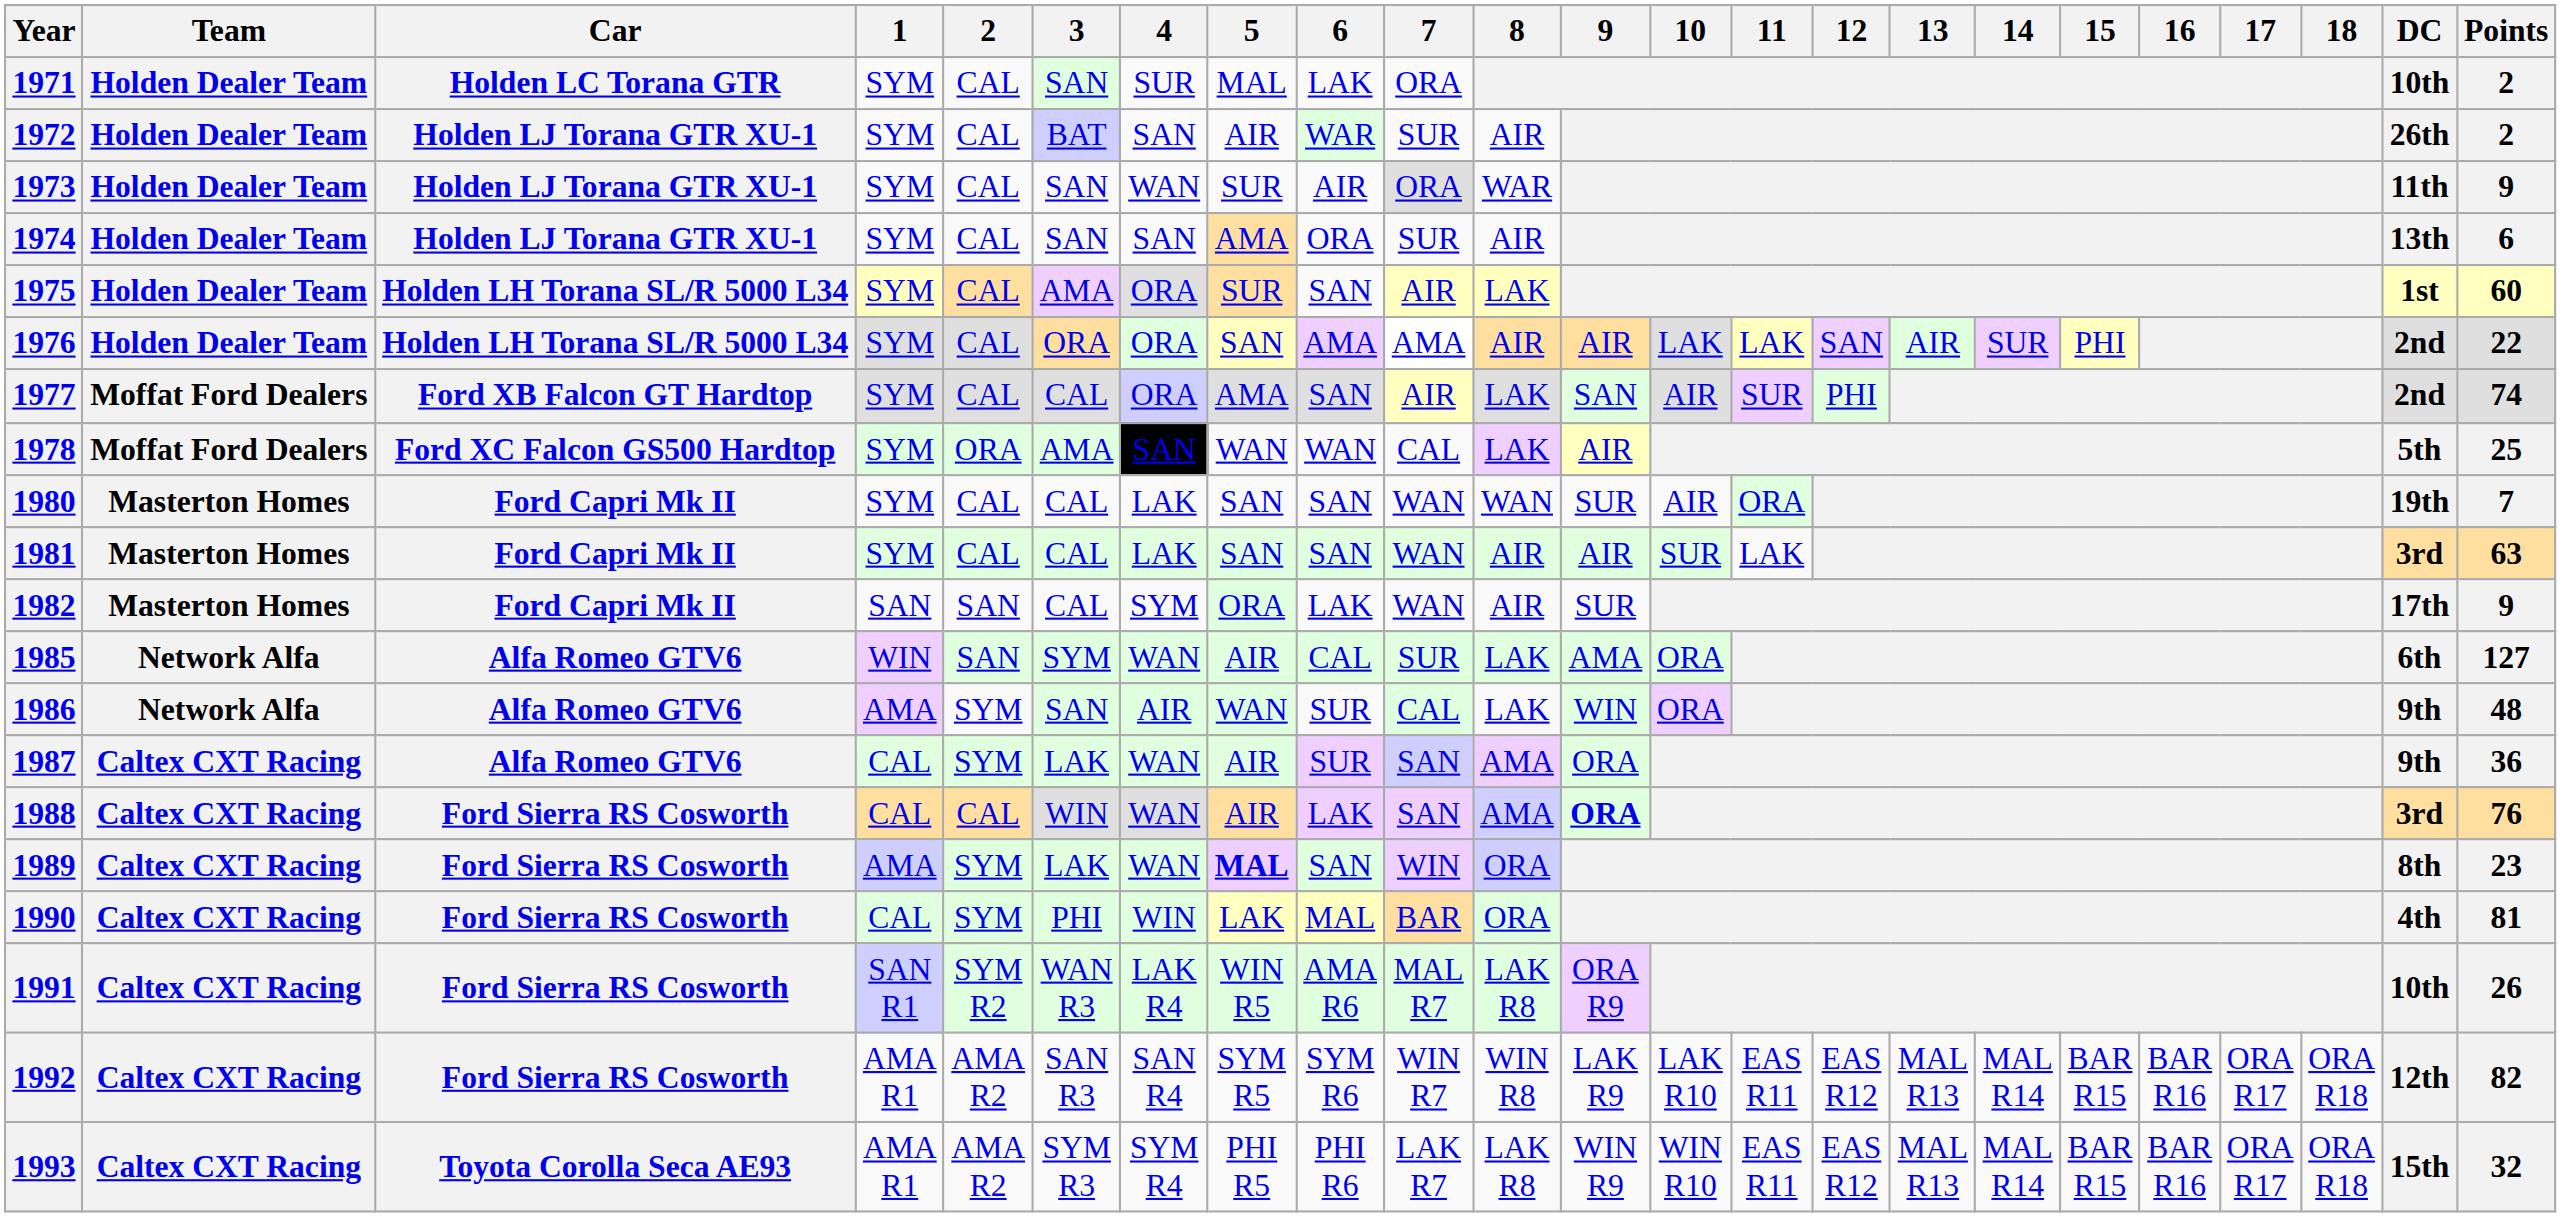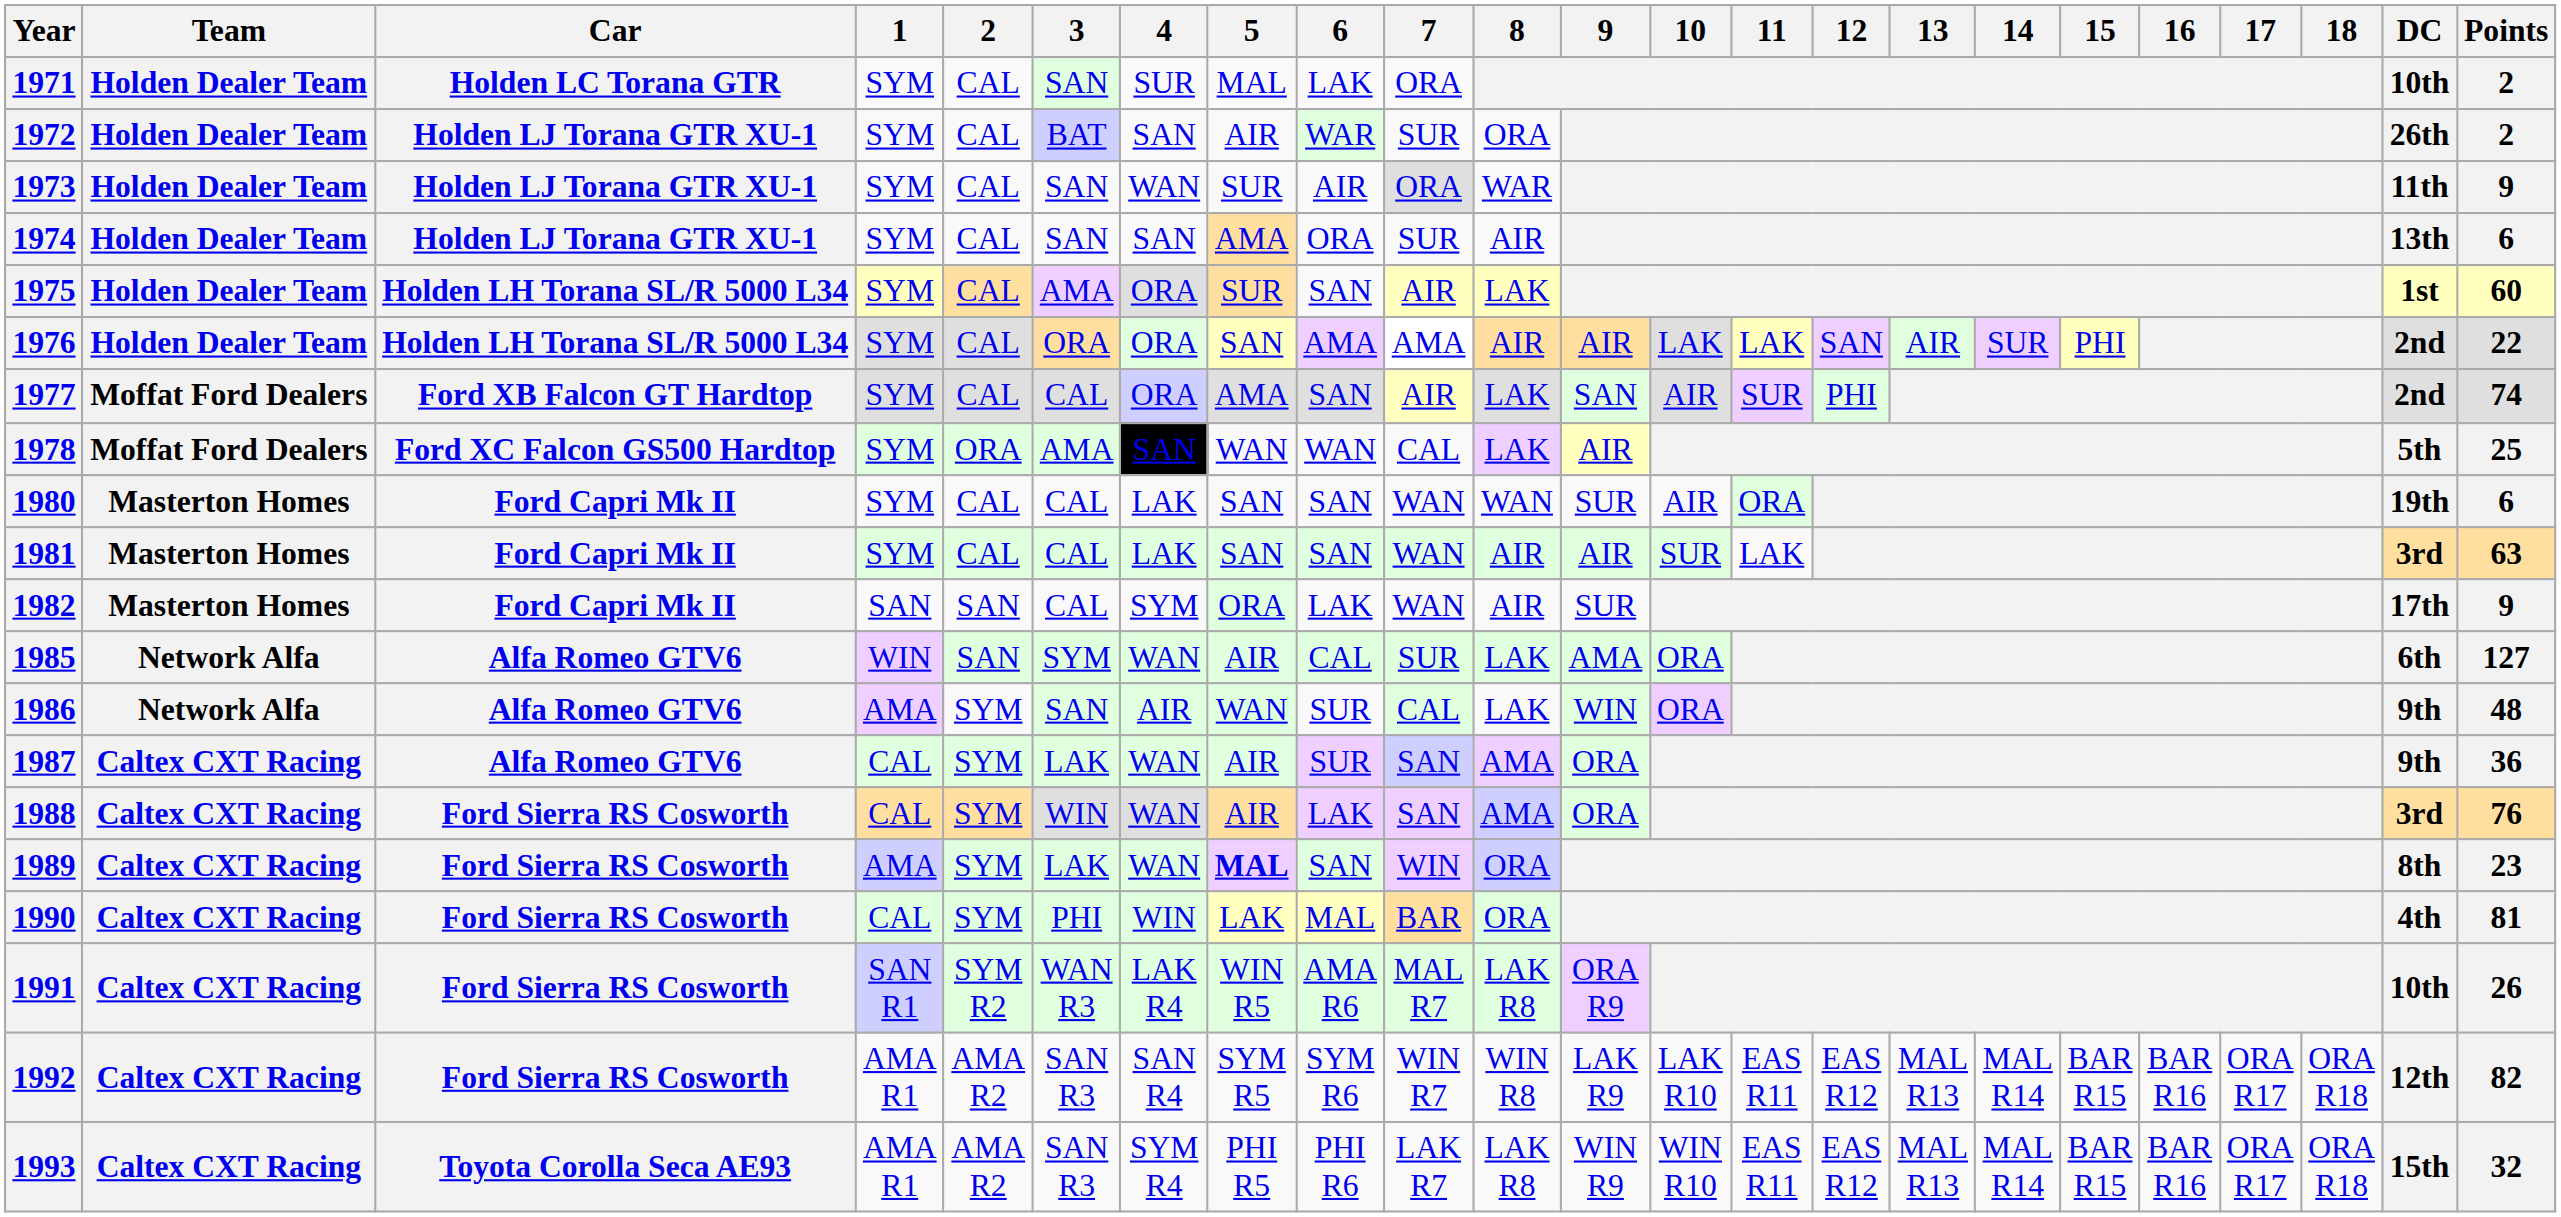(1517, 135) AIR -> (1517, 135) ORA
(2506, 499) 7 -> (2506, 499) 6
(988, 812) CAL -> (988, 812) SYM
(1605, 812) bold -> (1605, 812) normal
(1077, 1166) SYM R3 -> (1077, 1166) SAN R3
